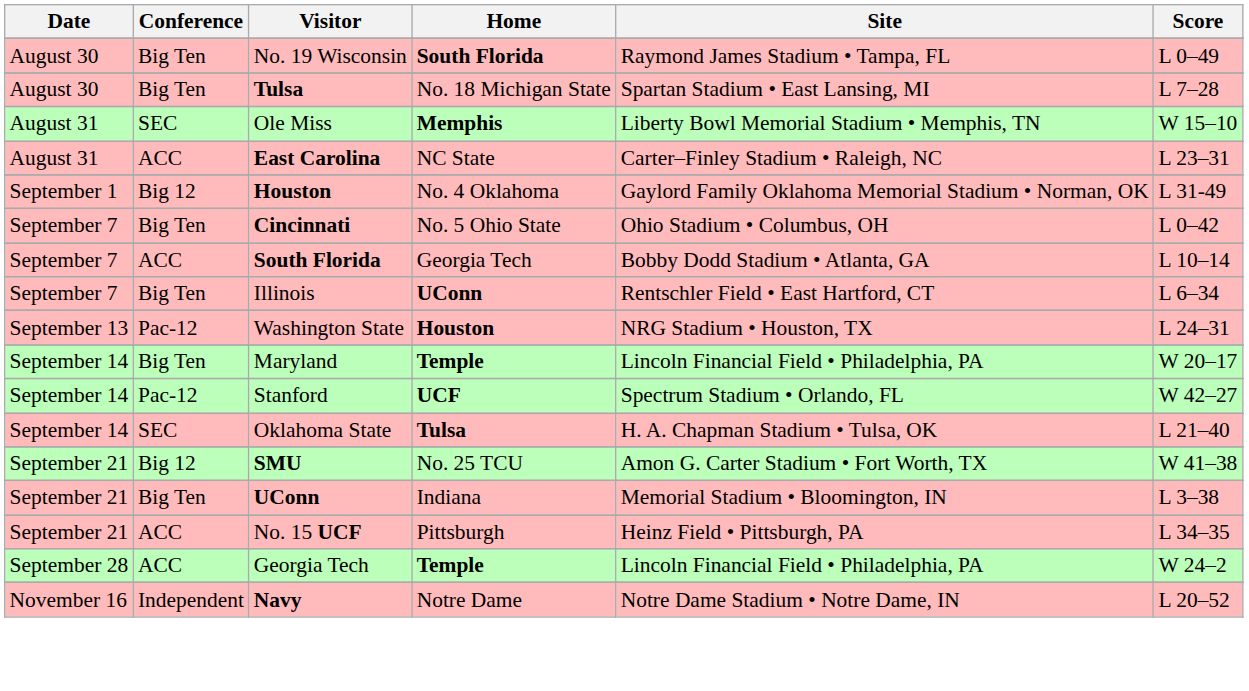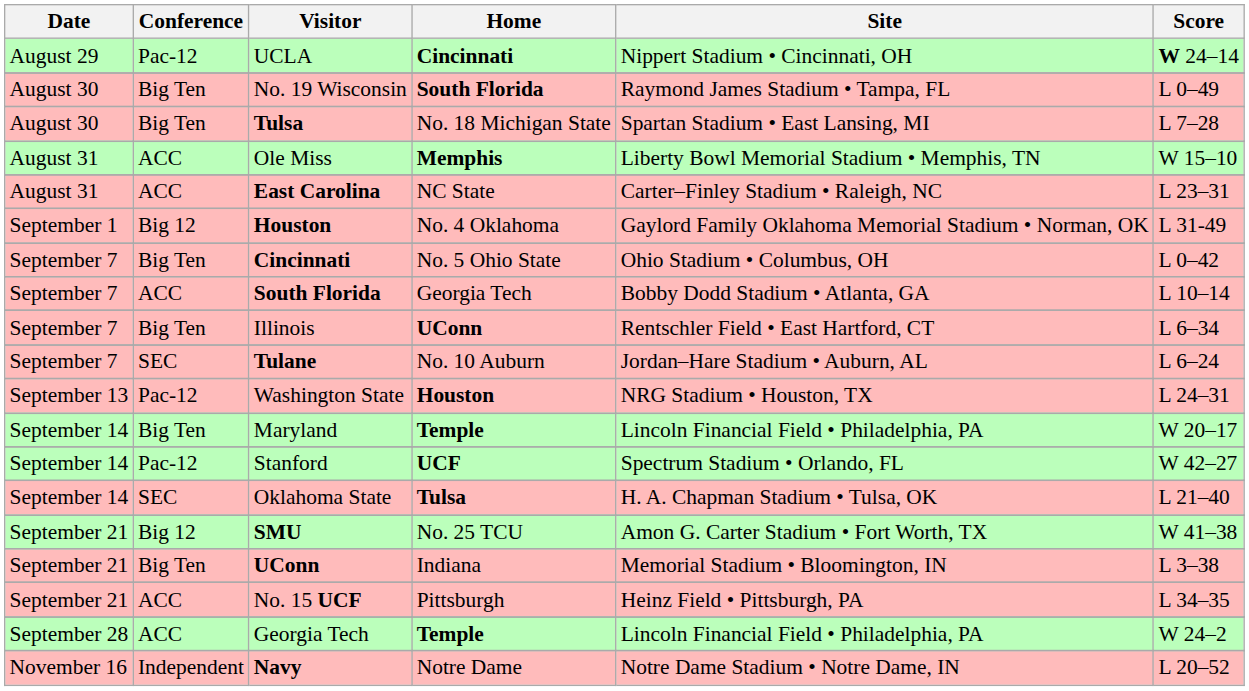+ row: (283, 55)
(158, 123) SEC -> (160, 157) ACC
+ row: (285, 361)
